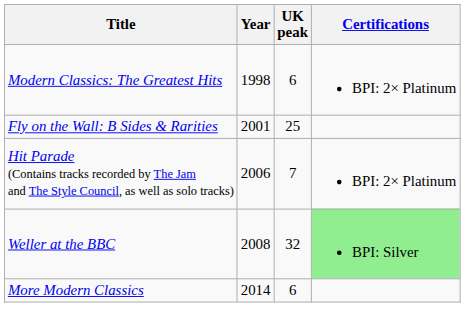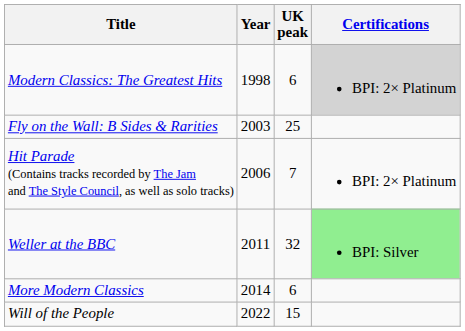(386, 88) no background -> (386, 88) lightgrey background
(256, 126) 2001 -> (256, 126) 2003
(256, 243) 2008 -> (256, 243) 2011
+ row: (61, 314)
